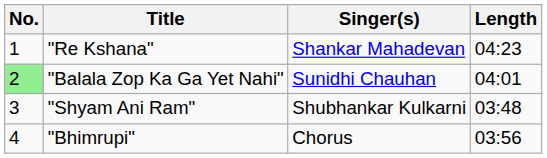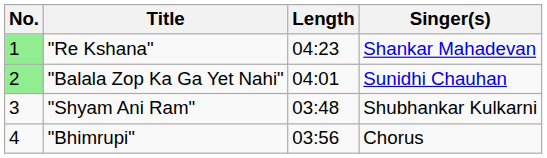columns swapped: (379, 19) <-> (506, 19)
(14, 49) no background -> (14, 49) lightgreen background
